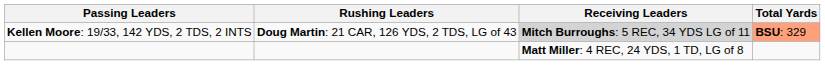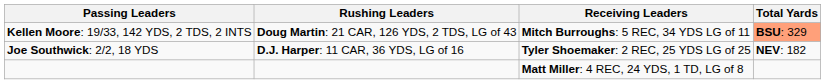(636, 32) lightgrey background -> (636, 32) no background
+ row: (83, 50)
